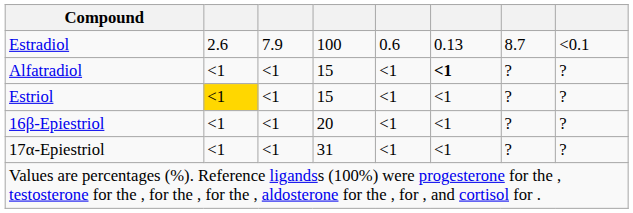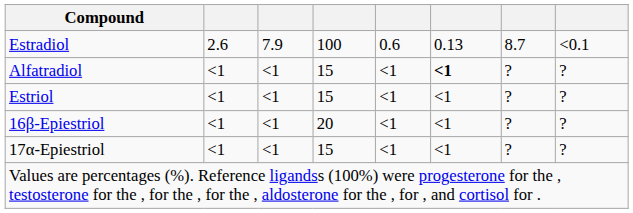(216, 96) gold background -> (216, 96) no background
(325, 149) 31 -> (325, 149) 15
